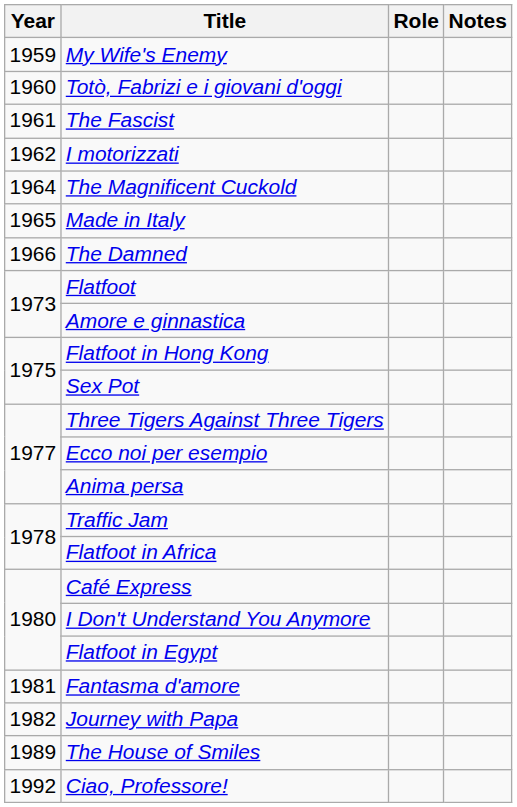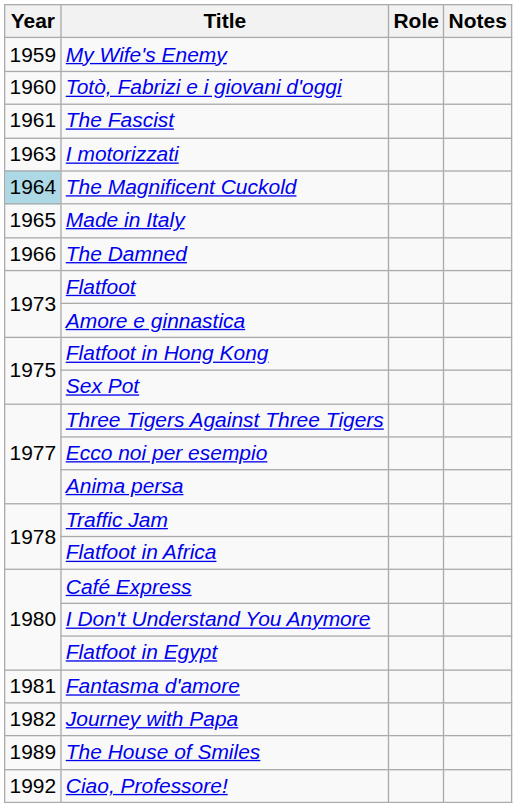(33, 154) 1962 -> (33, 154) 1963
(33, 187) no background -> (33, 187) lightblue background
